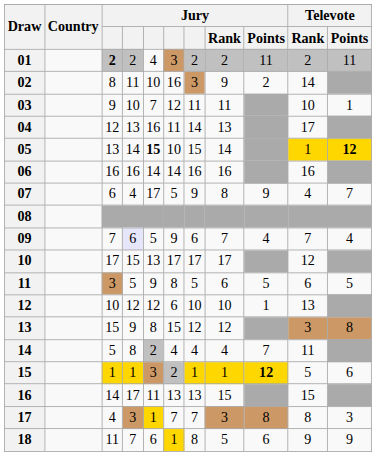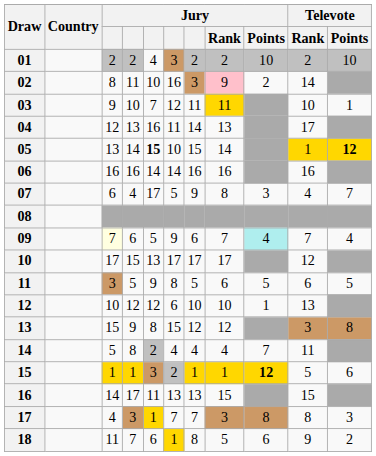(112, 60) bold -> (112, 60) normal
(266, 60) 11 -> (266, 60) 10
(350, 60) 11 -> (350, 60) 10
(224, 82) no background -> (224, 82) pink background
(224, 104) no background -> (224, 104) gold background
(266, 194) 9 -> (266, 194) 3
(112, 238) no background -> (112, 238) lightyellow background
(133, 238) lavender background -> (133, 238) no background
(266, 238) no background -> (266, 238) paleturquoise background
(350, 439) 9 -> (350, 439) 2
